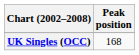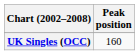(114, 41) 168 -> (114, 41) 160
